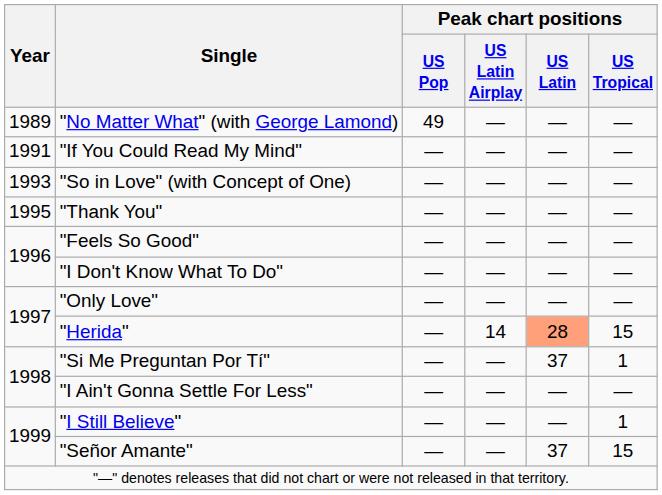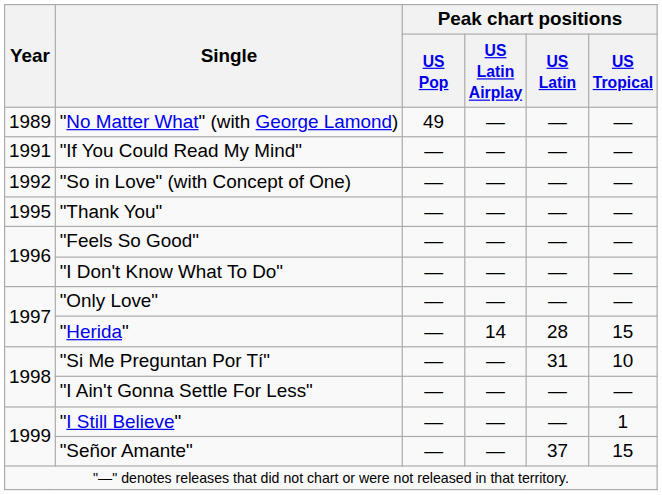(30, 181) 1993 -> (30, 181) 1992
(557, 331) lightsalmon background -> (557, 331) no background
(557, 361) 37 -> (557, 361) 31
(623, 361) 1 -> (623, 361) 10
